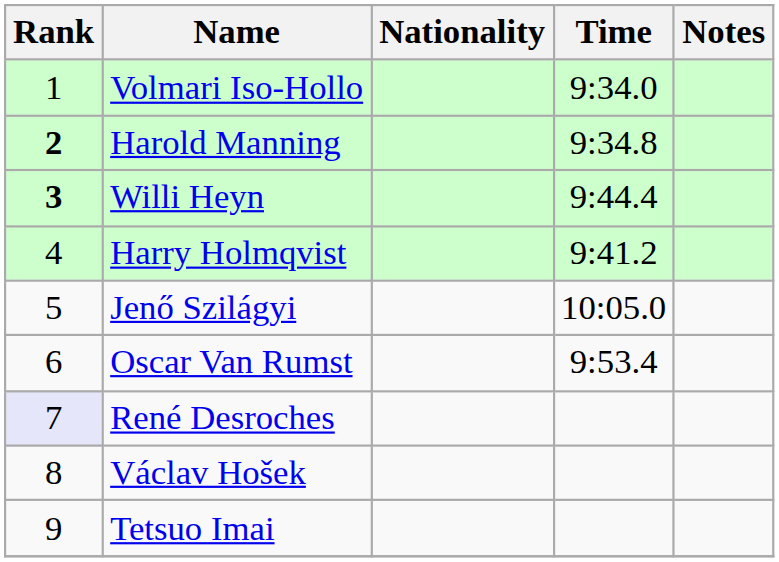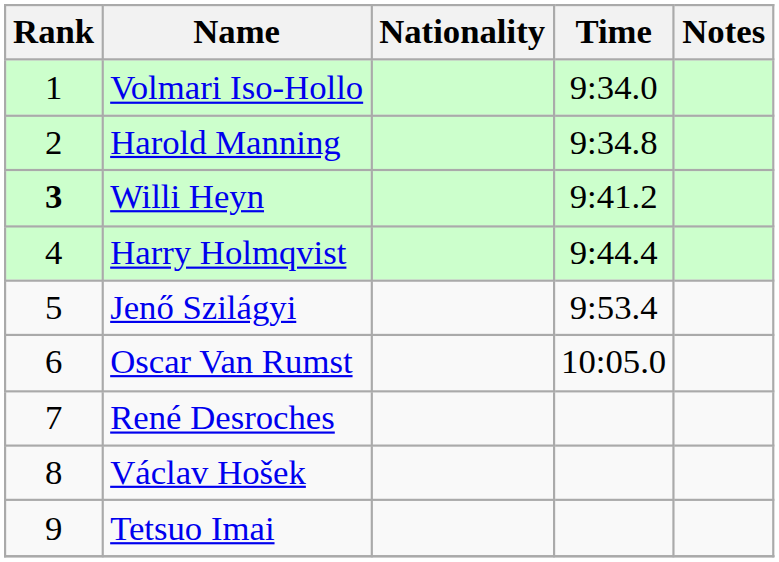(54, 142) bold -> (54, 142) normal
(614, 197) 9:44.4 -> (614, 197) 9:41.2
(614, 252) 9:41.2 -> (614, 252) 9:44.4
(614, 307) 10:05.0 -> (614, 307) 9:53.4
(614, 362) 9:53.4 -> (614, 362) 10:05.0
(54, 417) lavender background -> (54, 417) no background
